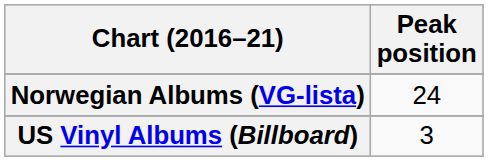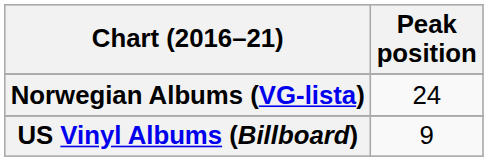(427, 135) 3 -> (427, 135) 9
